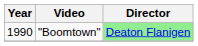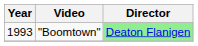(20, 31) 1990 -> (20, 31) 1993
